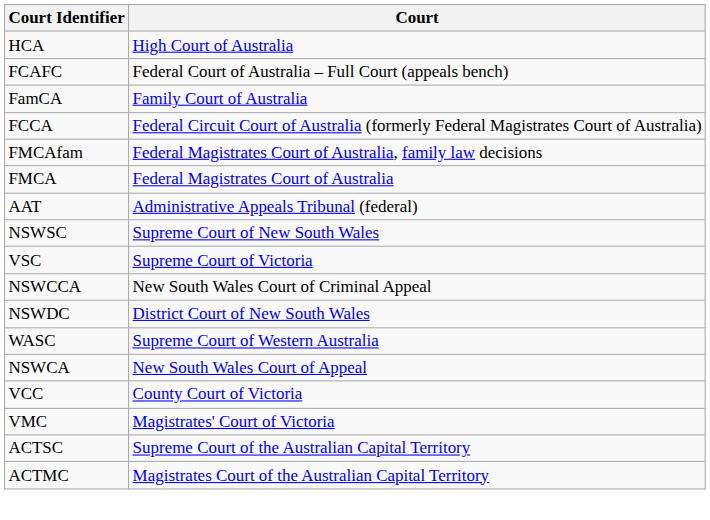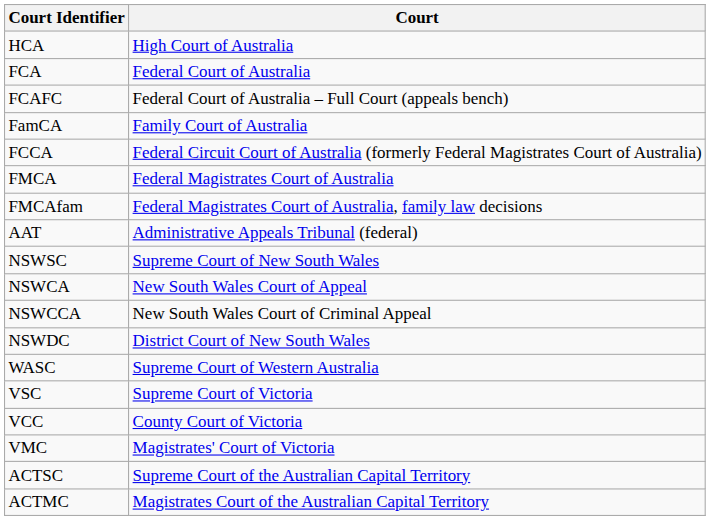+ row: (25, 71)
rows swapped: (32, 179) <-> (46, 152)
rows swapped: (39, 367) <-> (25, 260)
